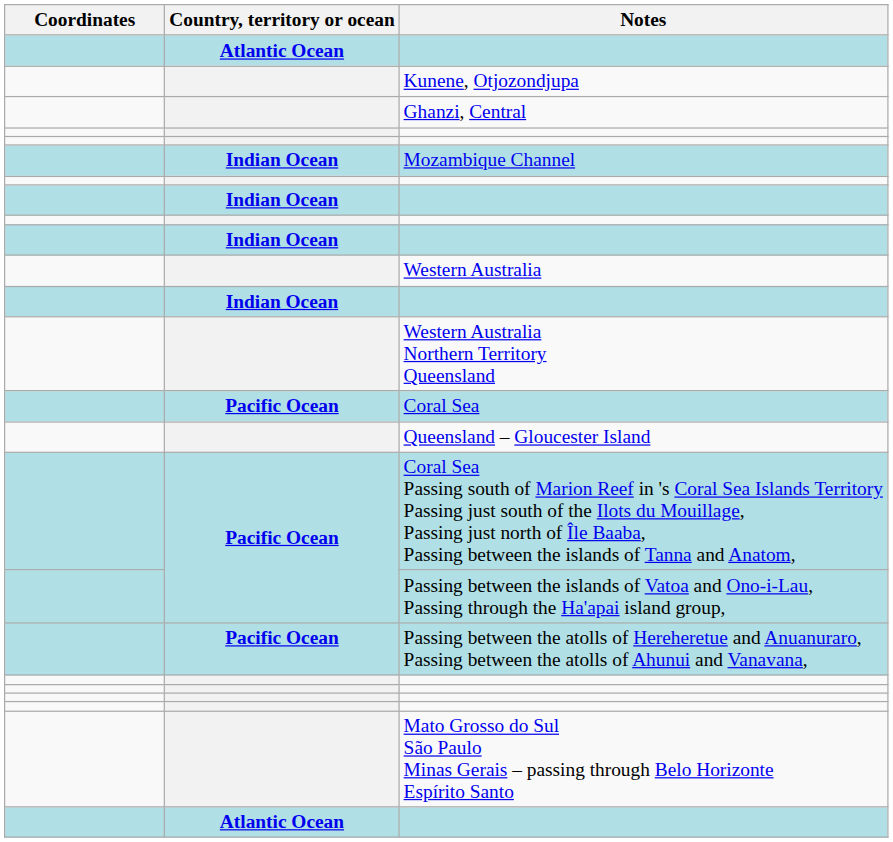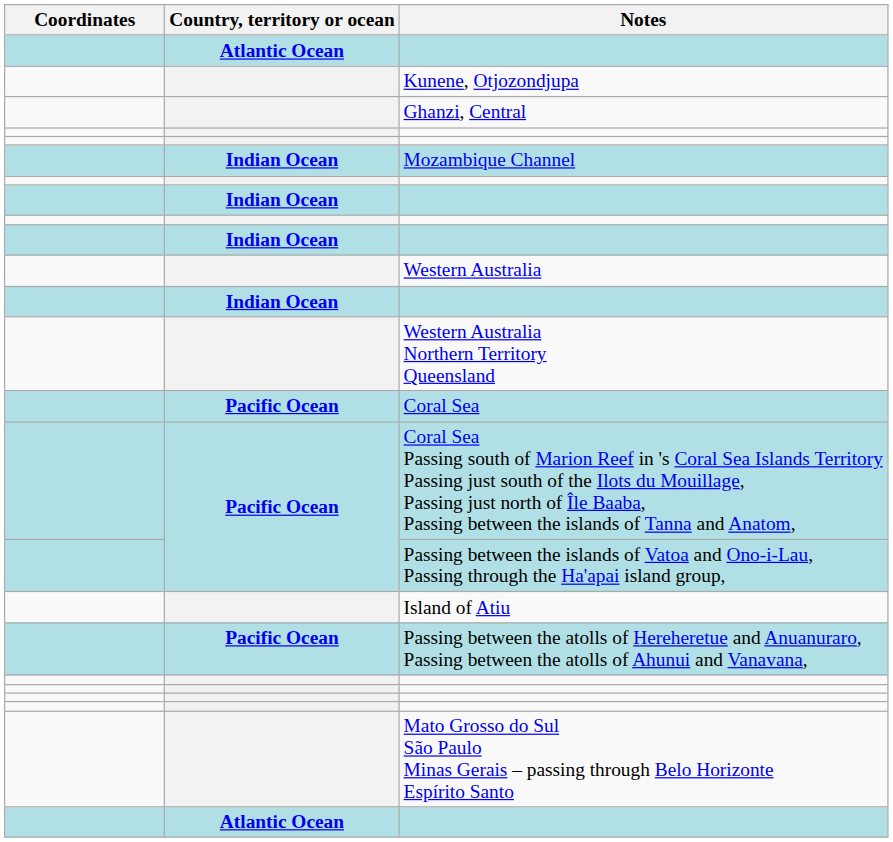- row: (282, 437)
+ row: (282, 607)
